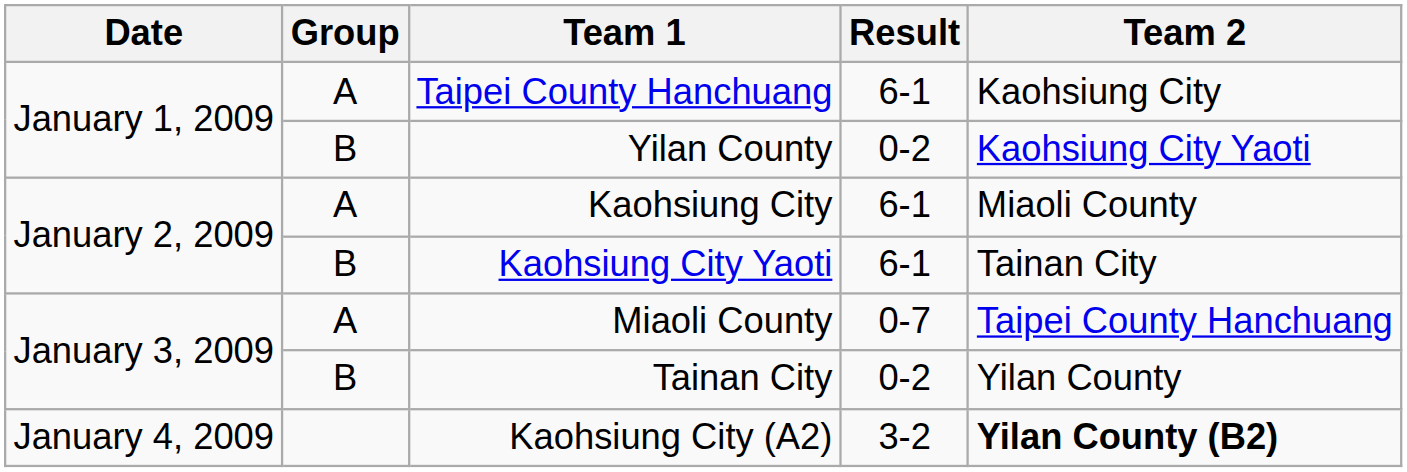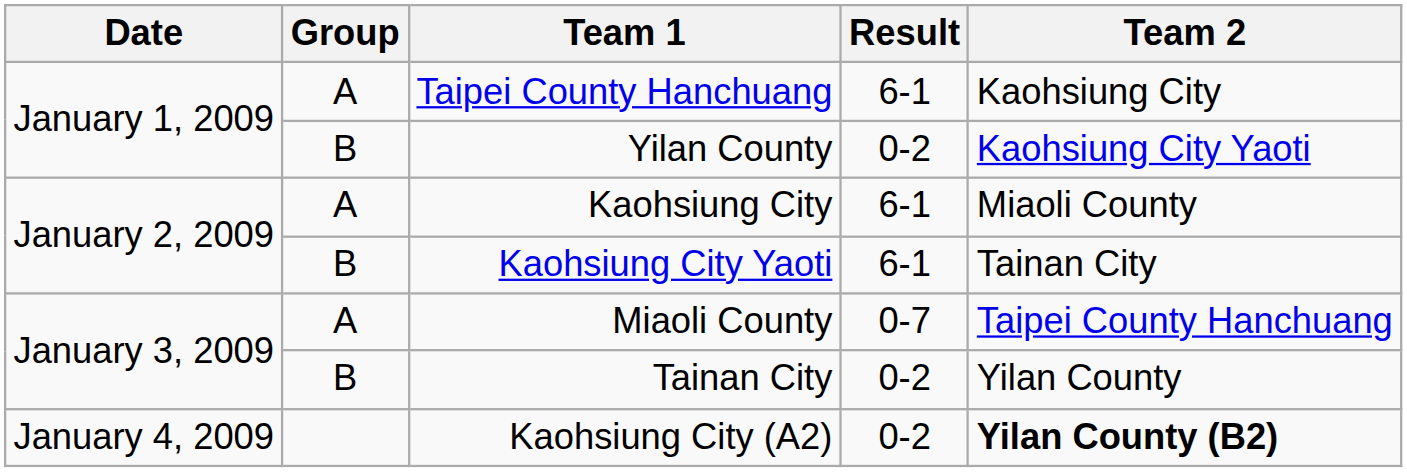(905, 436) 3-2 -> (905, 436) 0-2
